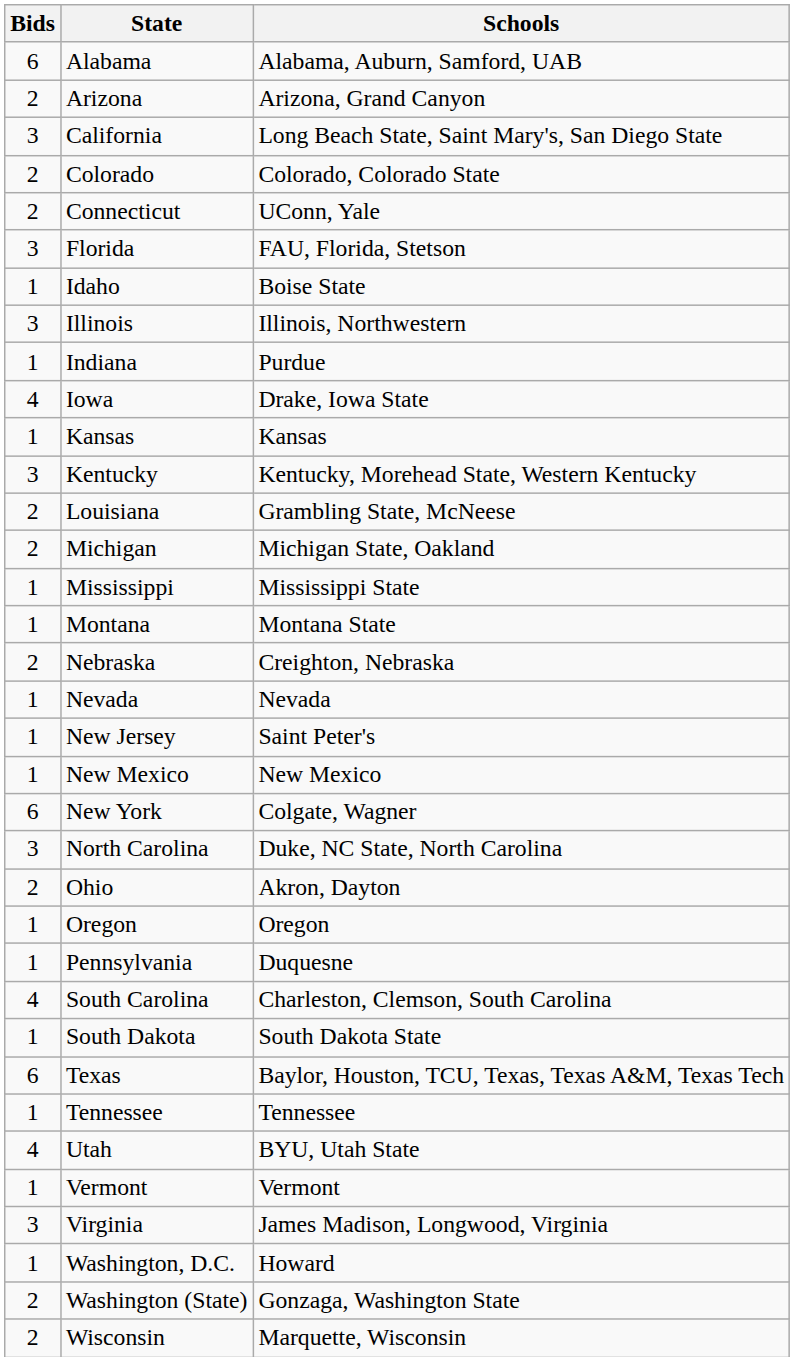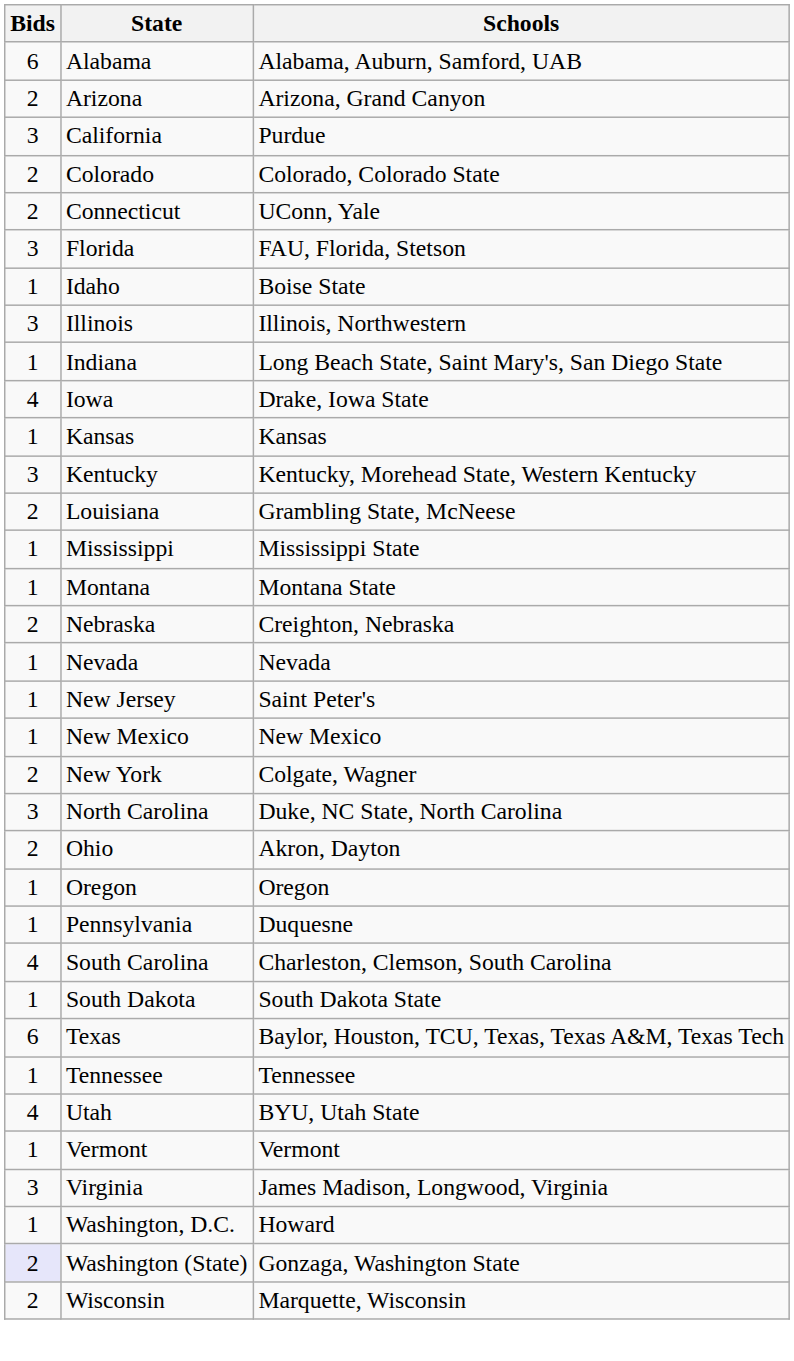(490, 135) Long Beach State, Saint Mary's, San Diego State -> (292, 135) Purdue
(292, 361) Purdue -> (490, 361) Long Beach State, Saint Mary's, San Diego State
- row: (111, 549)
(33, 811) 6 -> (33, 774) 2
(33, 1300) no background -> (33, 1262) lavender background
